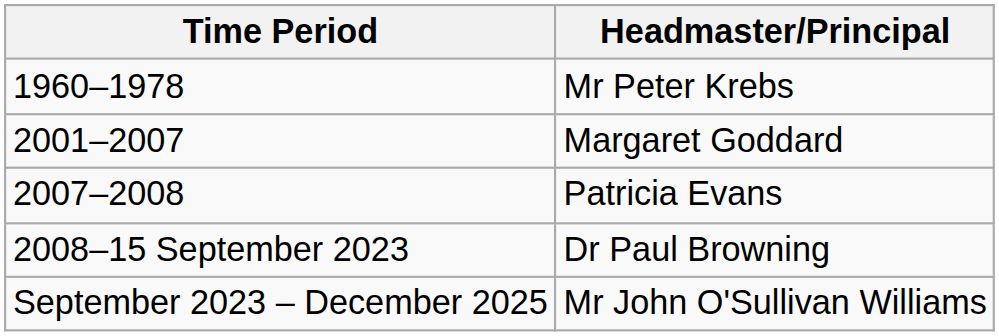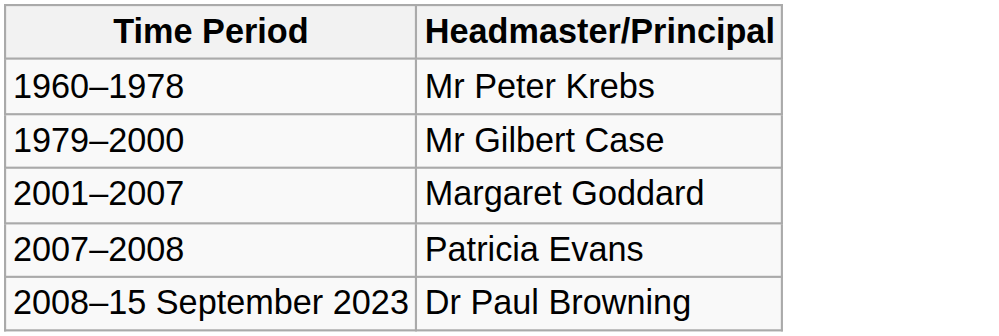+ row: (545, 140)
- row: (775, 303)
